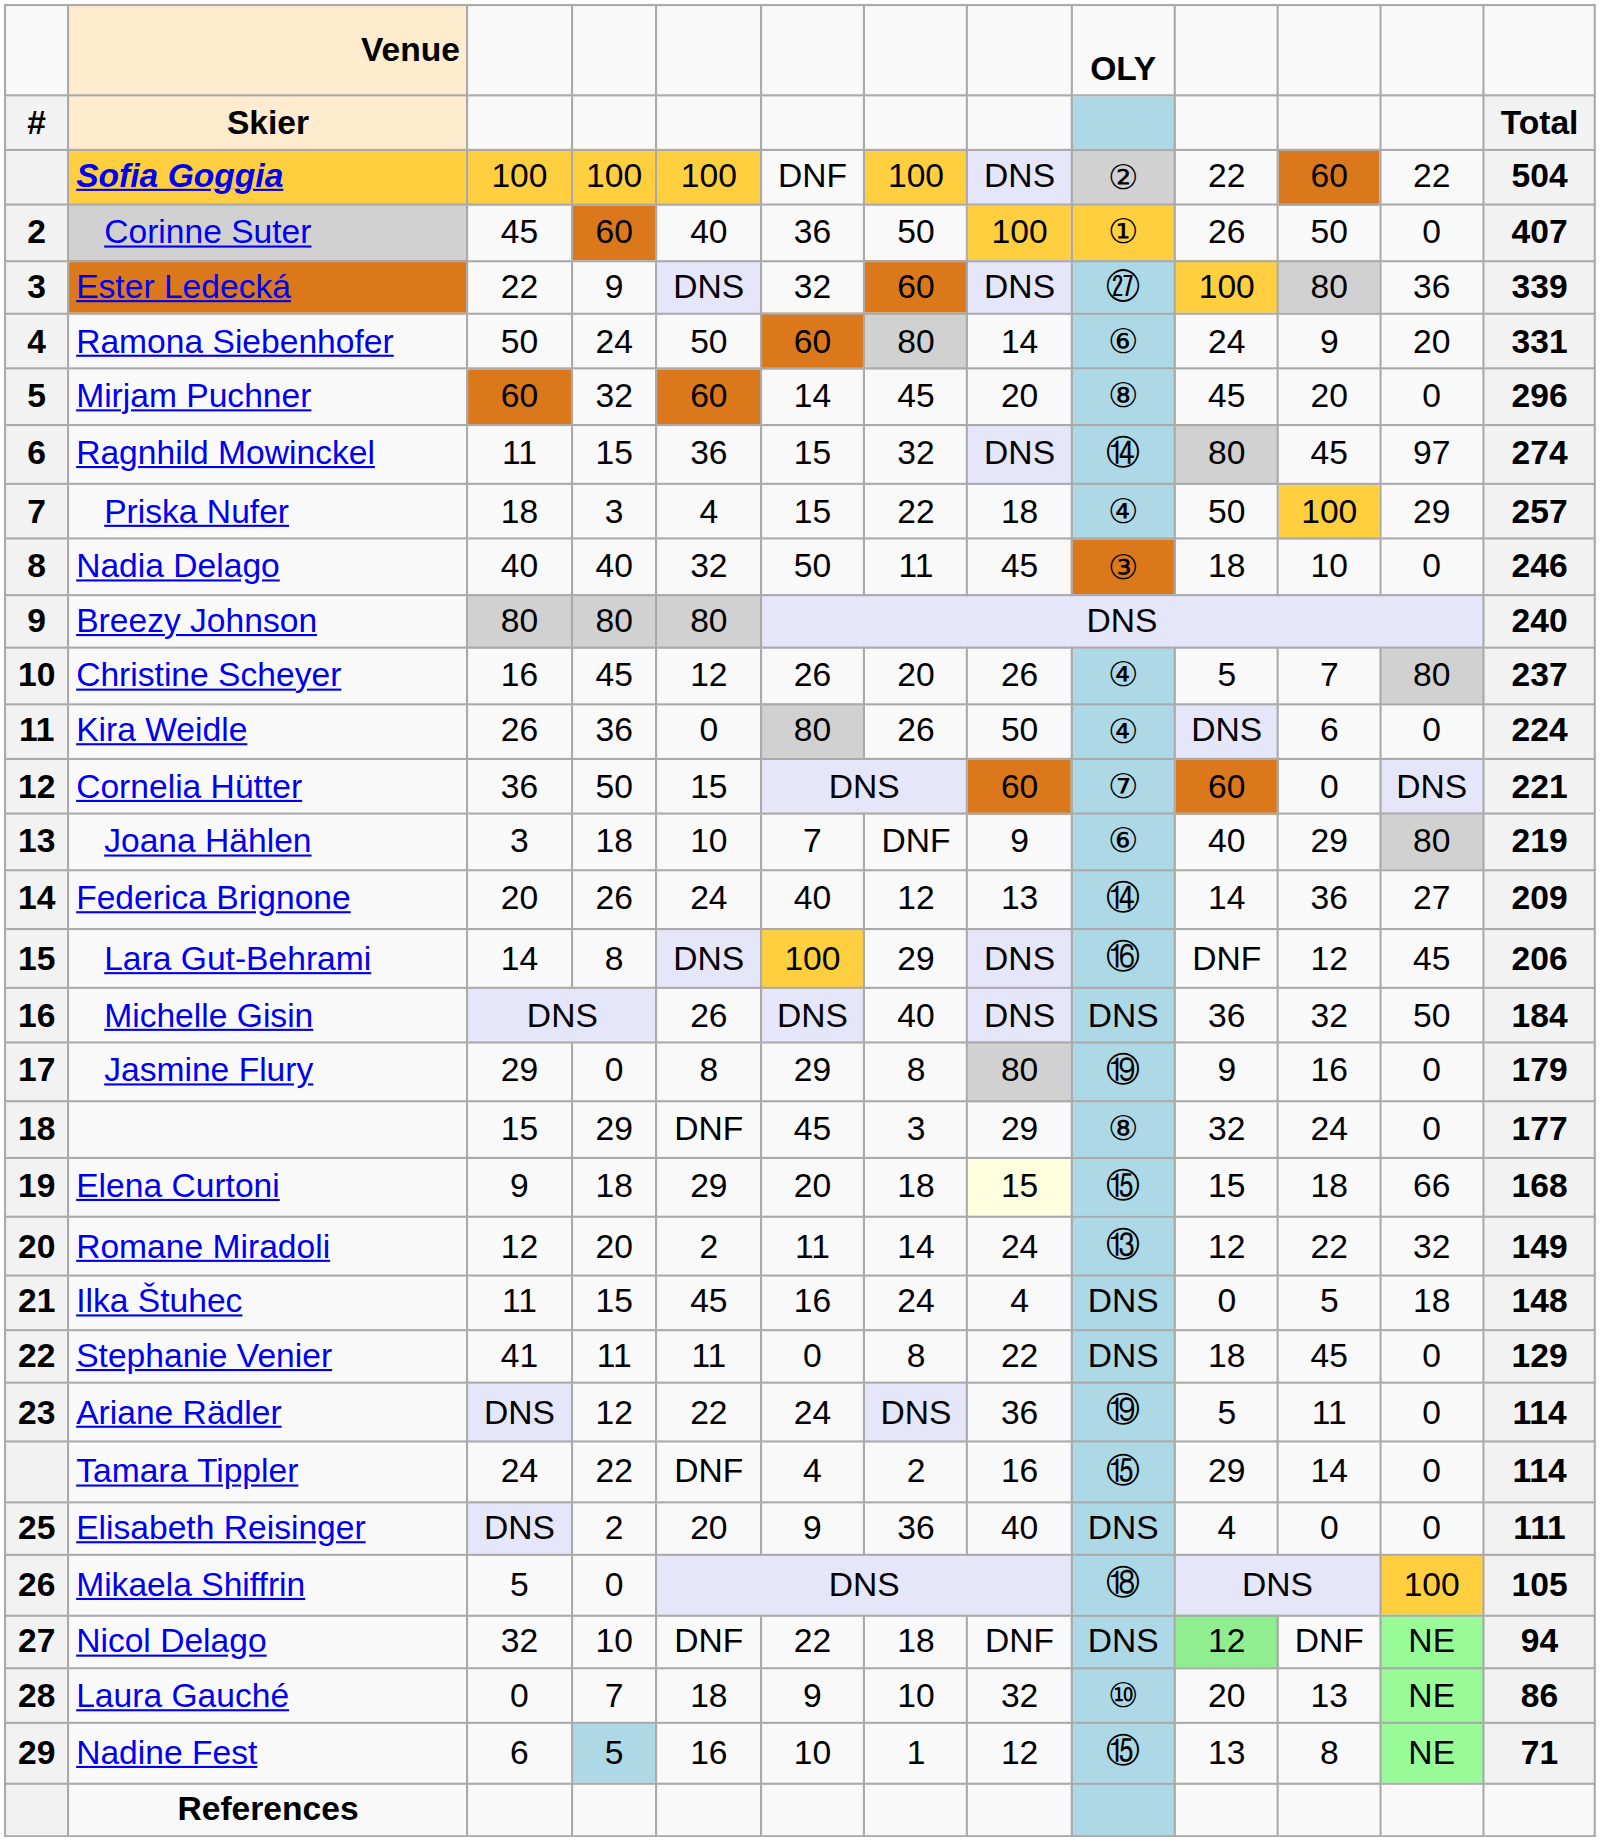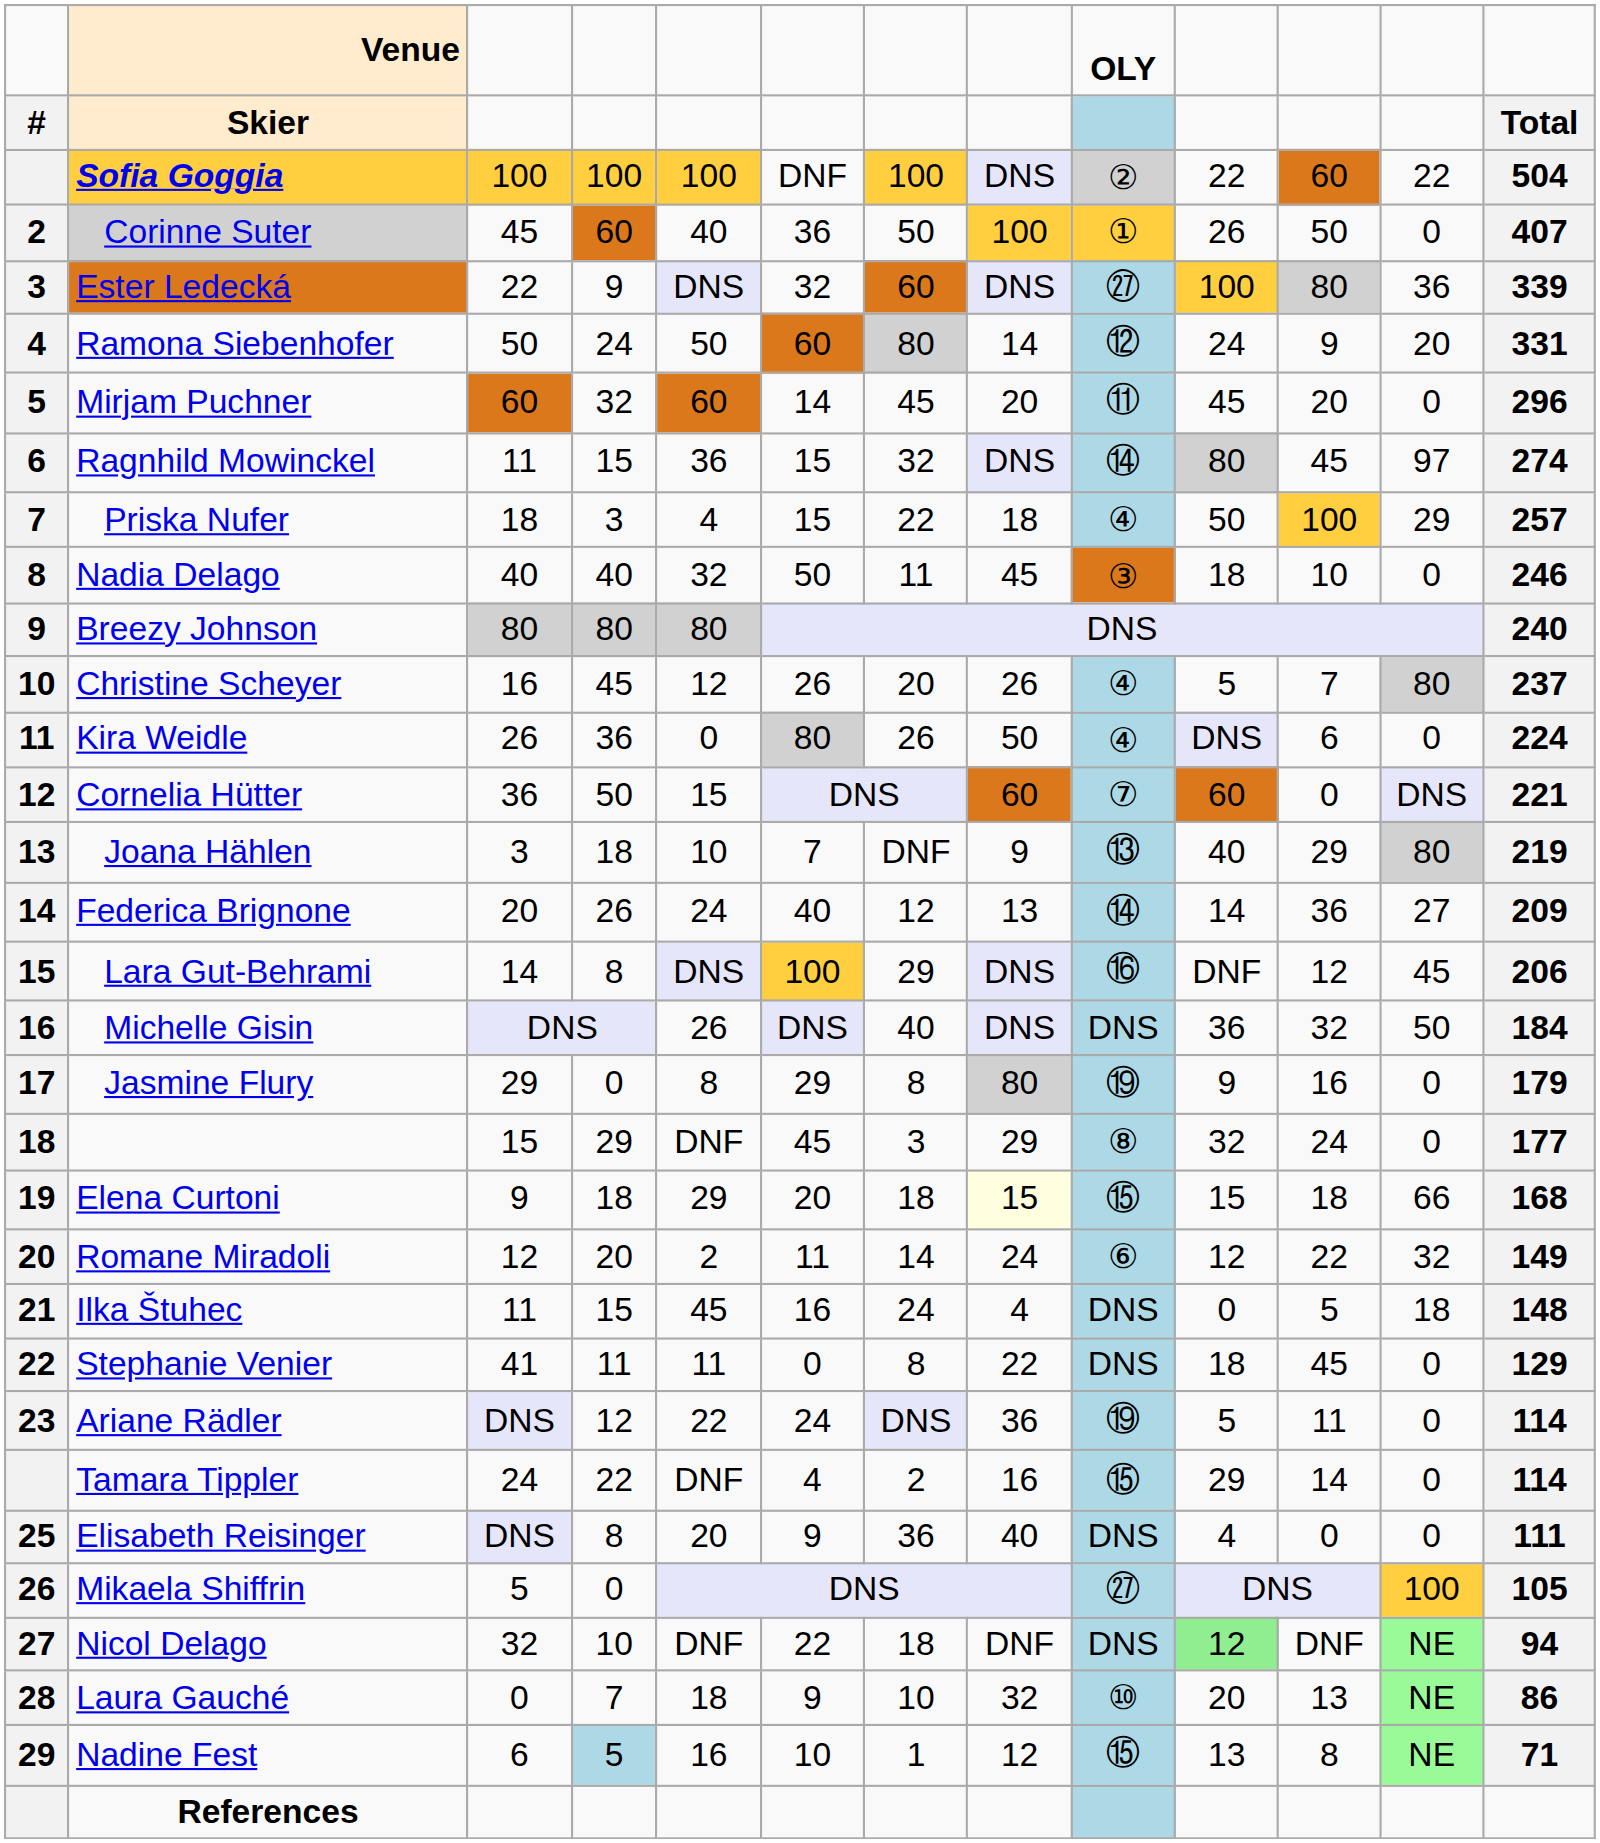(1123, 341) ⑥ -> (1123, 341) ⑫
(1123, 397) ⑧ -> (1123, 401) ⑪
(1123, 842) ⑥ -> (1123, 850) ⑬
(1123, 1244) ⑬ -> (1123, 1257) ⑥
(614, 1527) 2 -> (614, 1536) 8
(1123, 1583) ⑱ -> (1123, 1589) ㉗
